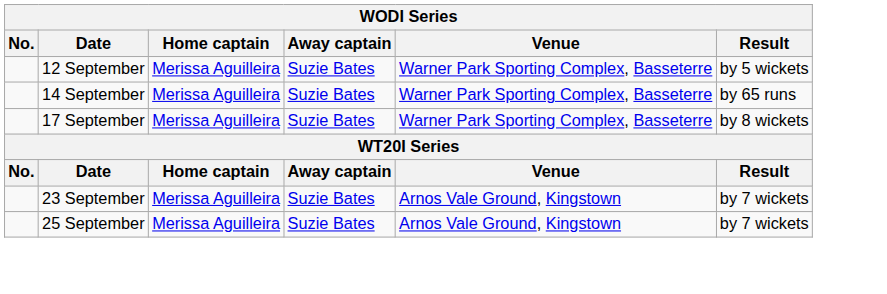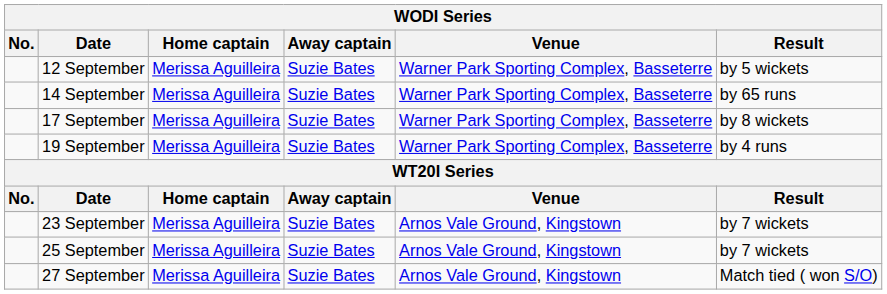+ row: (93, 146)
+ row: (93, 276)
